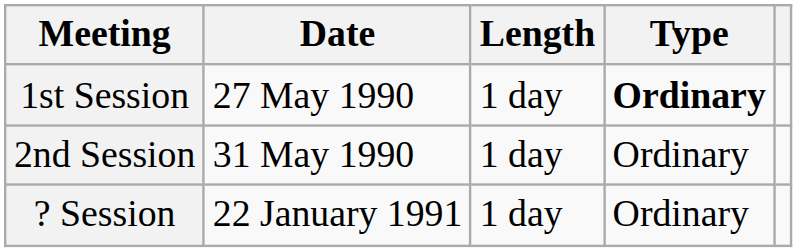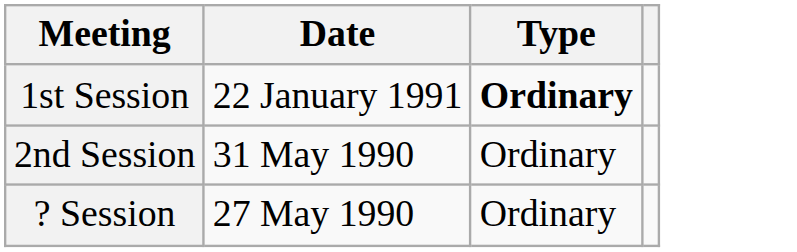- column: (538, 34)
(313, 94) 27 May 1990 -> (338, 94) 22 January 1991
(338, 214) 22 January 1991 -> (313, 214) 27 May 1990
